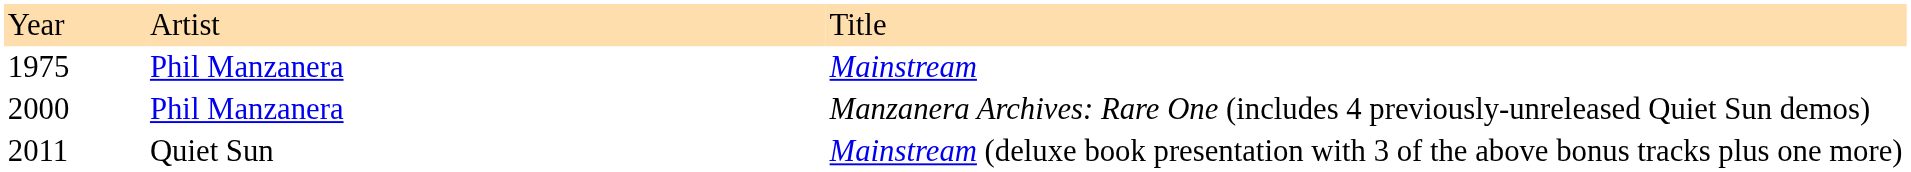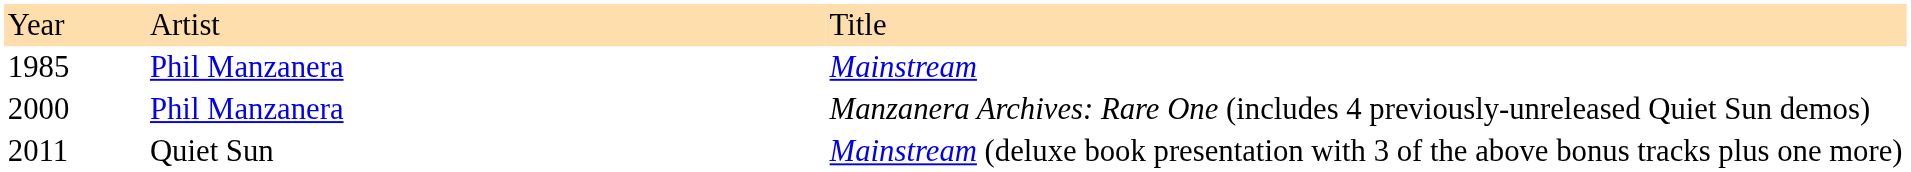(39, 66) 1975 -> (39, 66) 1985
